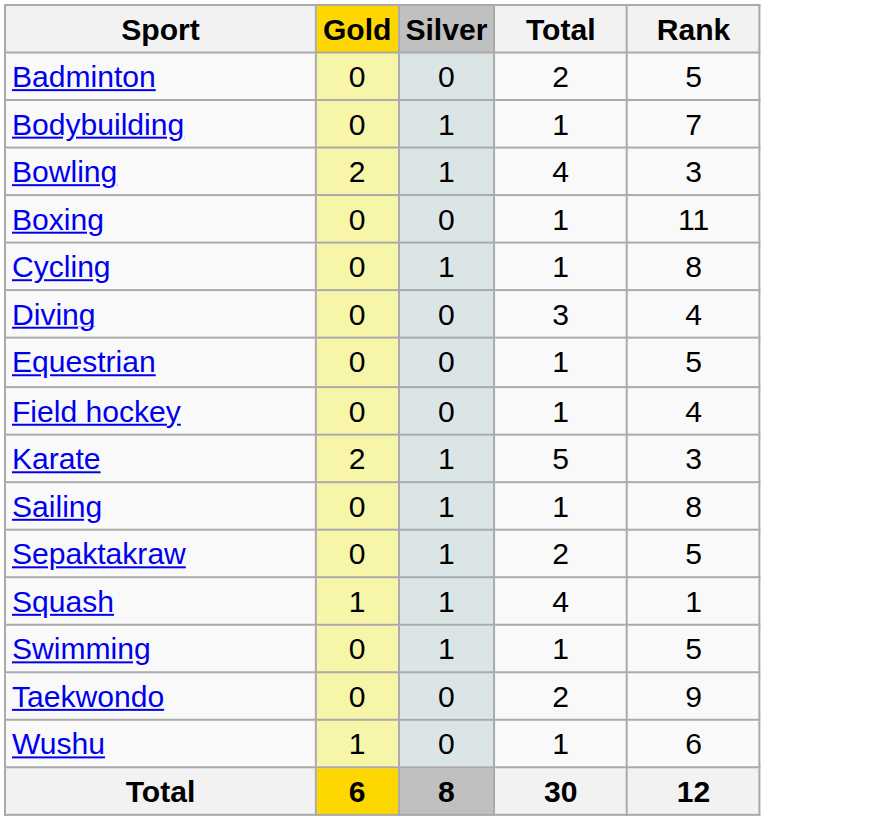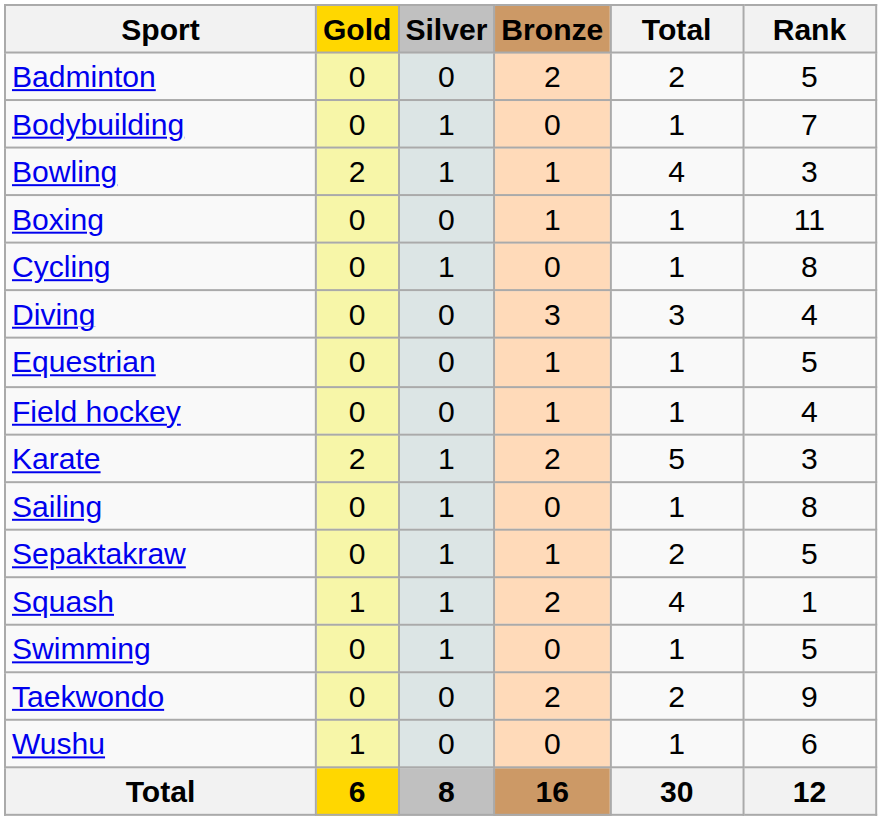+ column: (552, 29)
